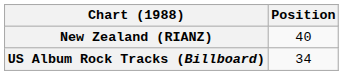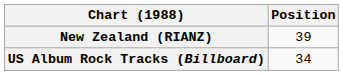(303, 37) 40 -> (303, 37) 39
